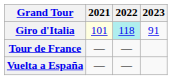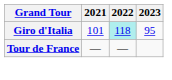(99, 30) lightyellow background -> (95, 30) no background
(154, 30) 91 -> (150, 30) 95
- row: (45, 65)
